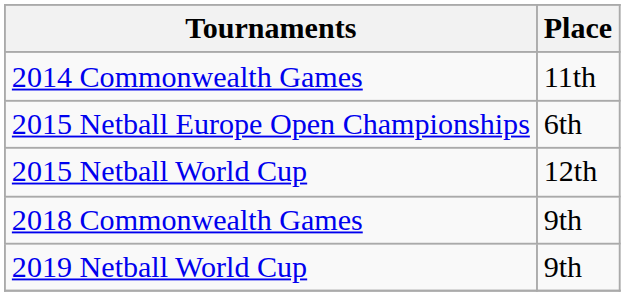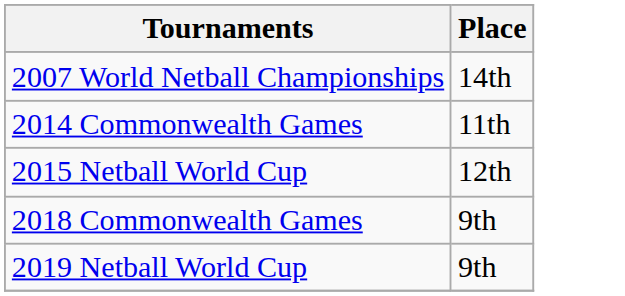+ row: (228, 76)
- row: (271, 123)
